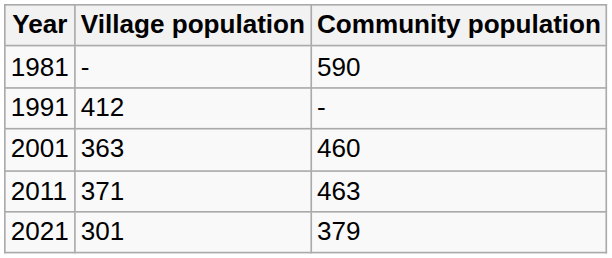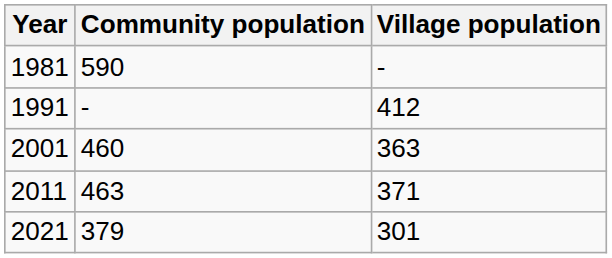columns swapped: (193, 25) <-> (459, 25)
